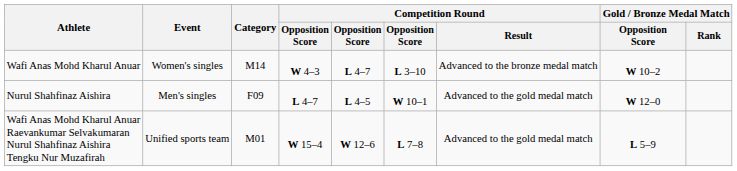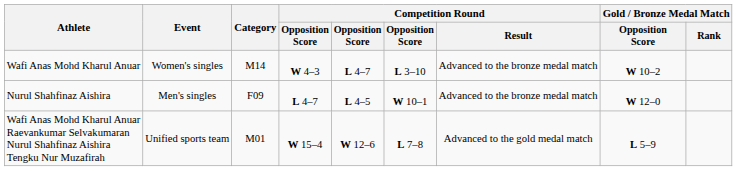(518, 96) Advanced to the gold medal match -> (518, 96) Advanced to the bronze medal match
